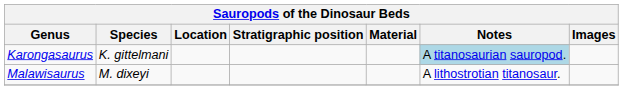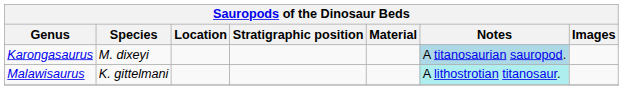(134, 54) K. gittelmani -> (124, 54) M. dixeyi
(124, 74) M. dixeyi -> (134, 74) K. gittelmani
(492, 74) no background -> (492, 74) paleturquoise background
